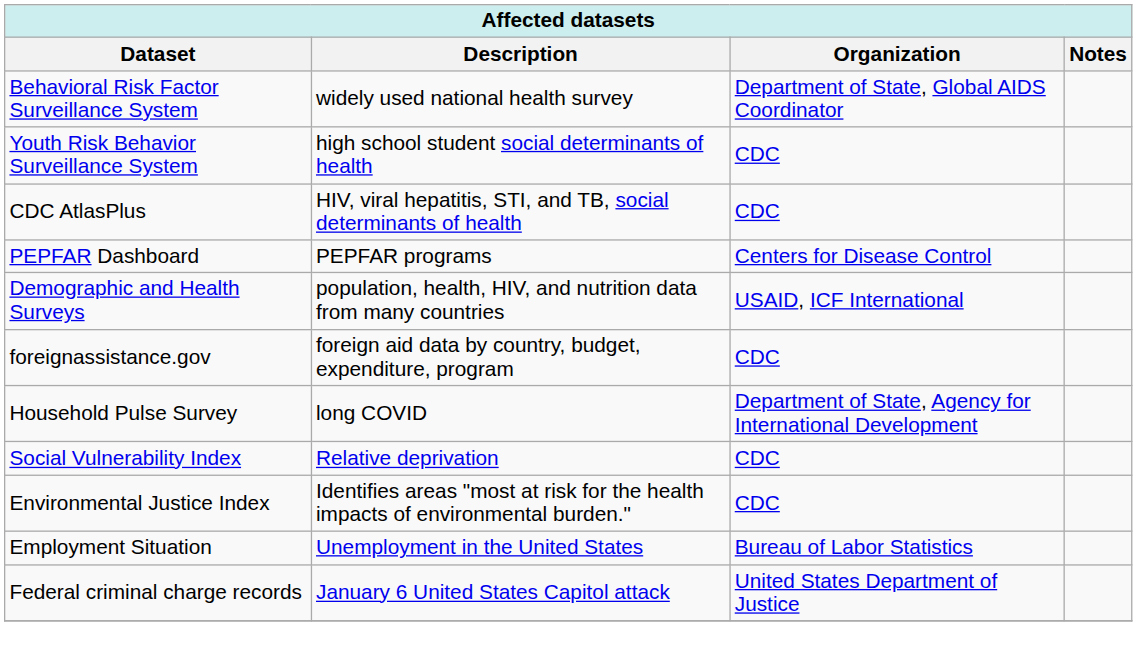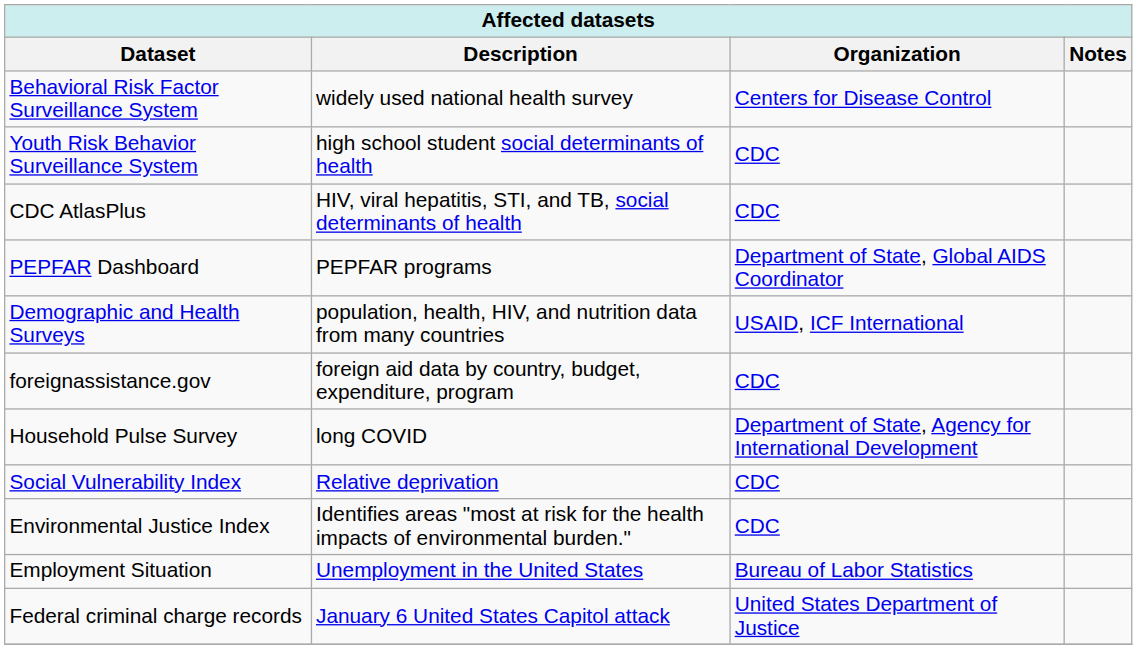(890, 98) Department of State, Global AIDS Coordinator -> (863, 98) Centers for Disease Control
(863, 256) Centers for Disease Control -> (890, 267) Department of State, Global AIDS Coordinator
